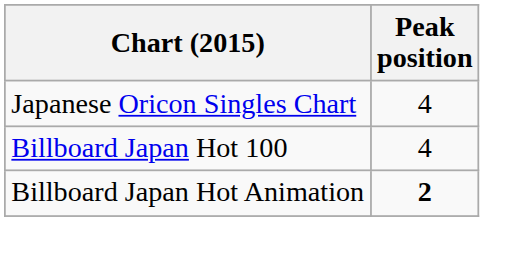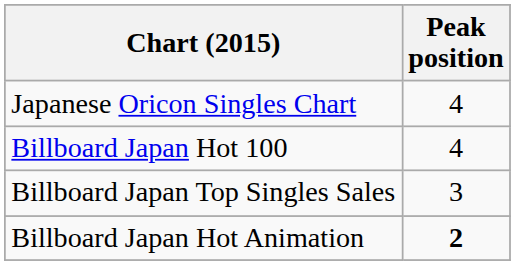+ row: (203, 192)
